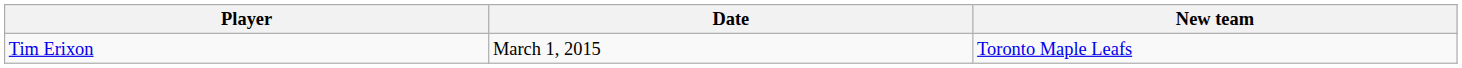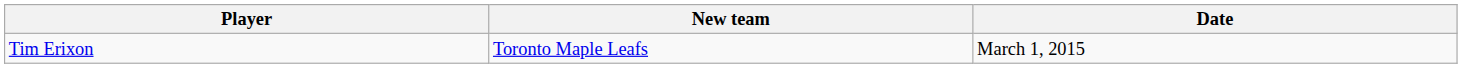columns swapped: (1215, 19) <-> (731, 19)
